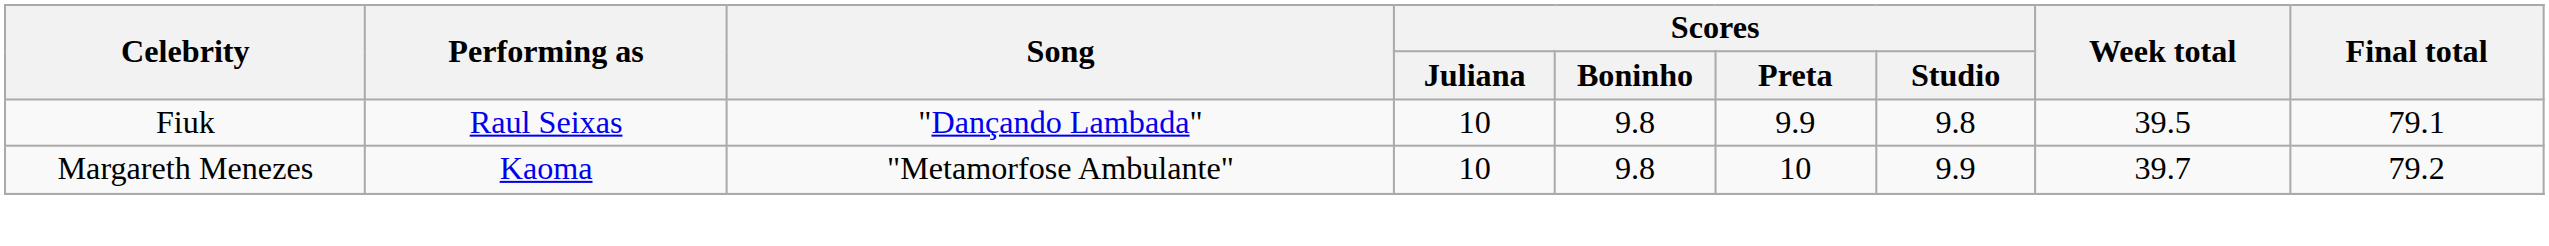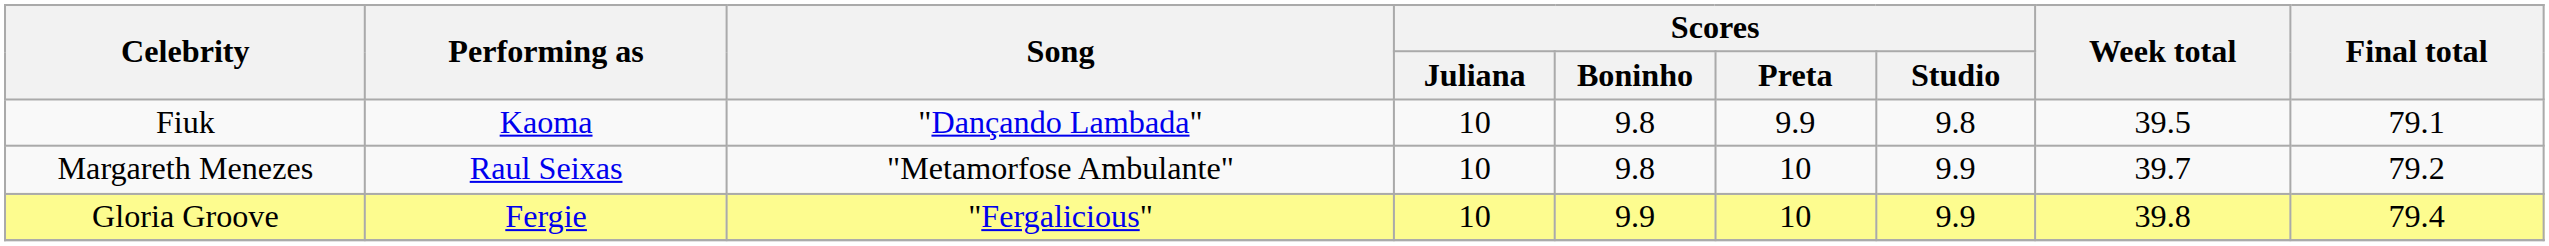(546, 121) Raul Seixas -> (546, 121) Kaoma
(546, 168) Kaoma -> (546, 168) Raul Seixas
+ row: (185, 215)
